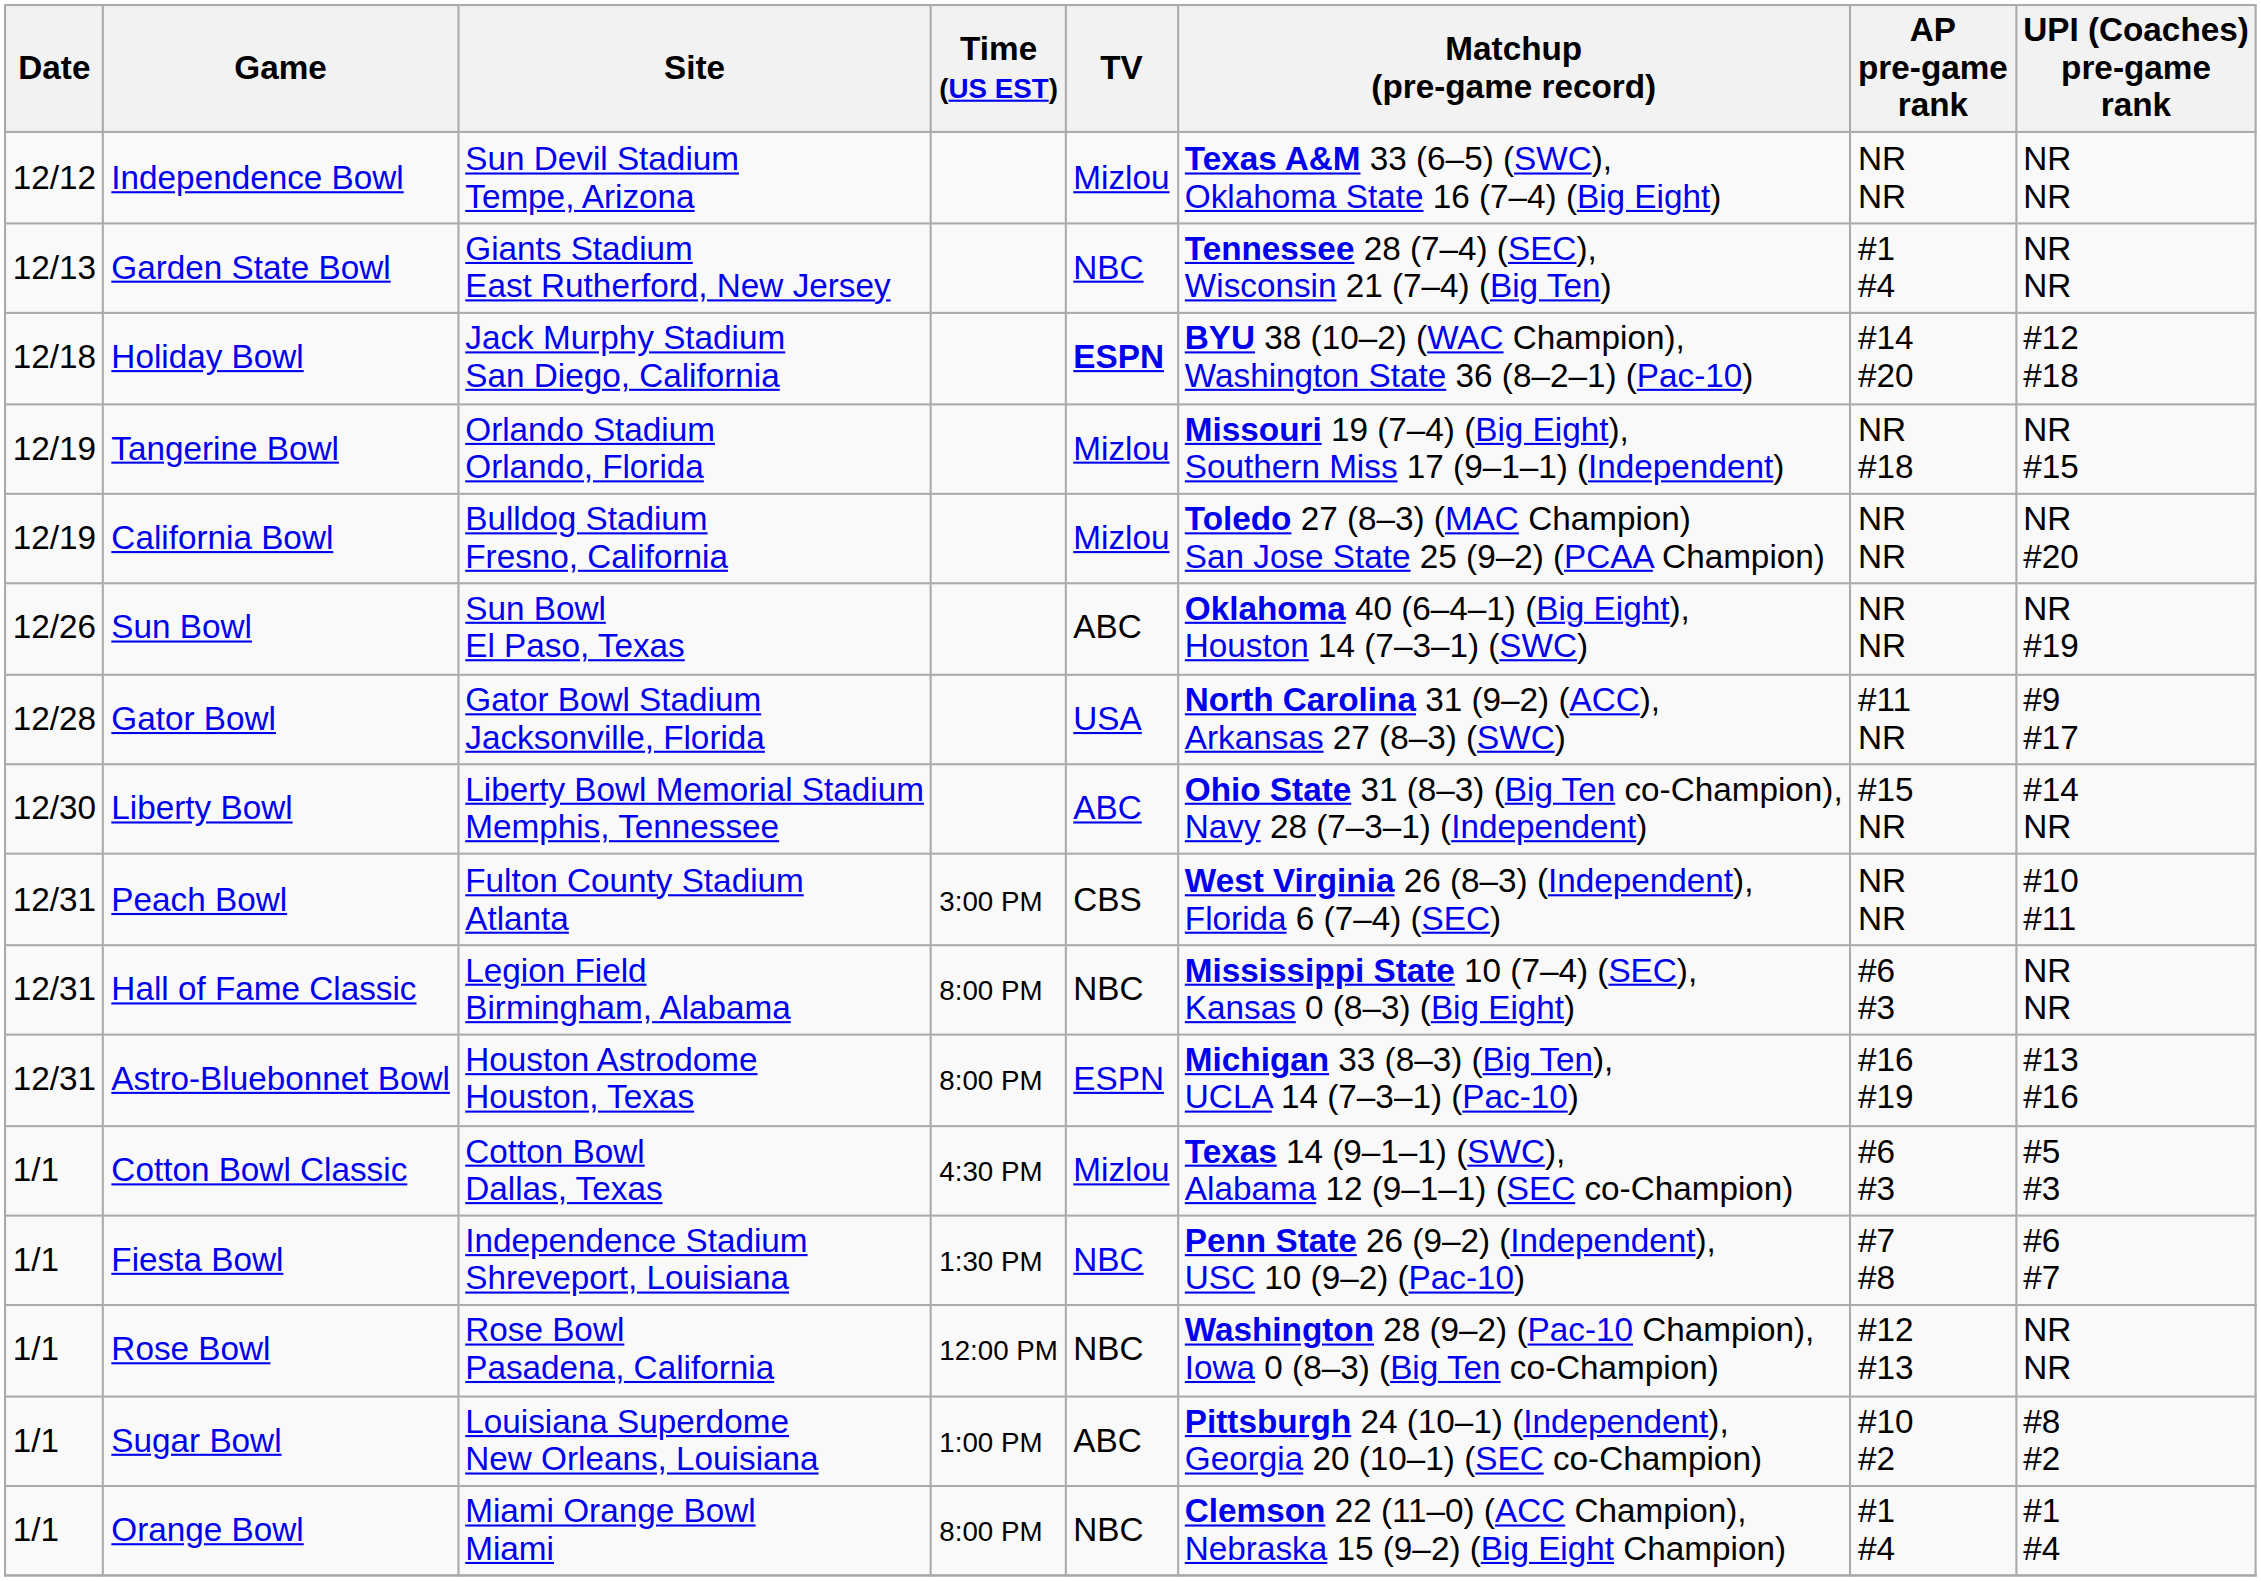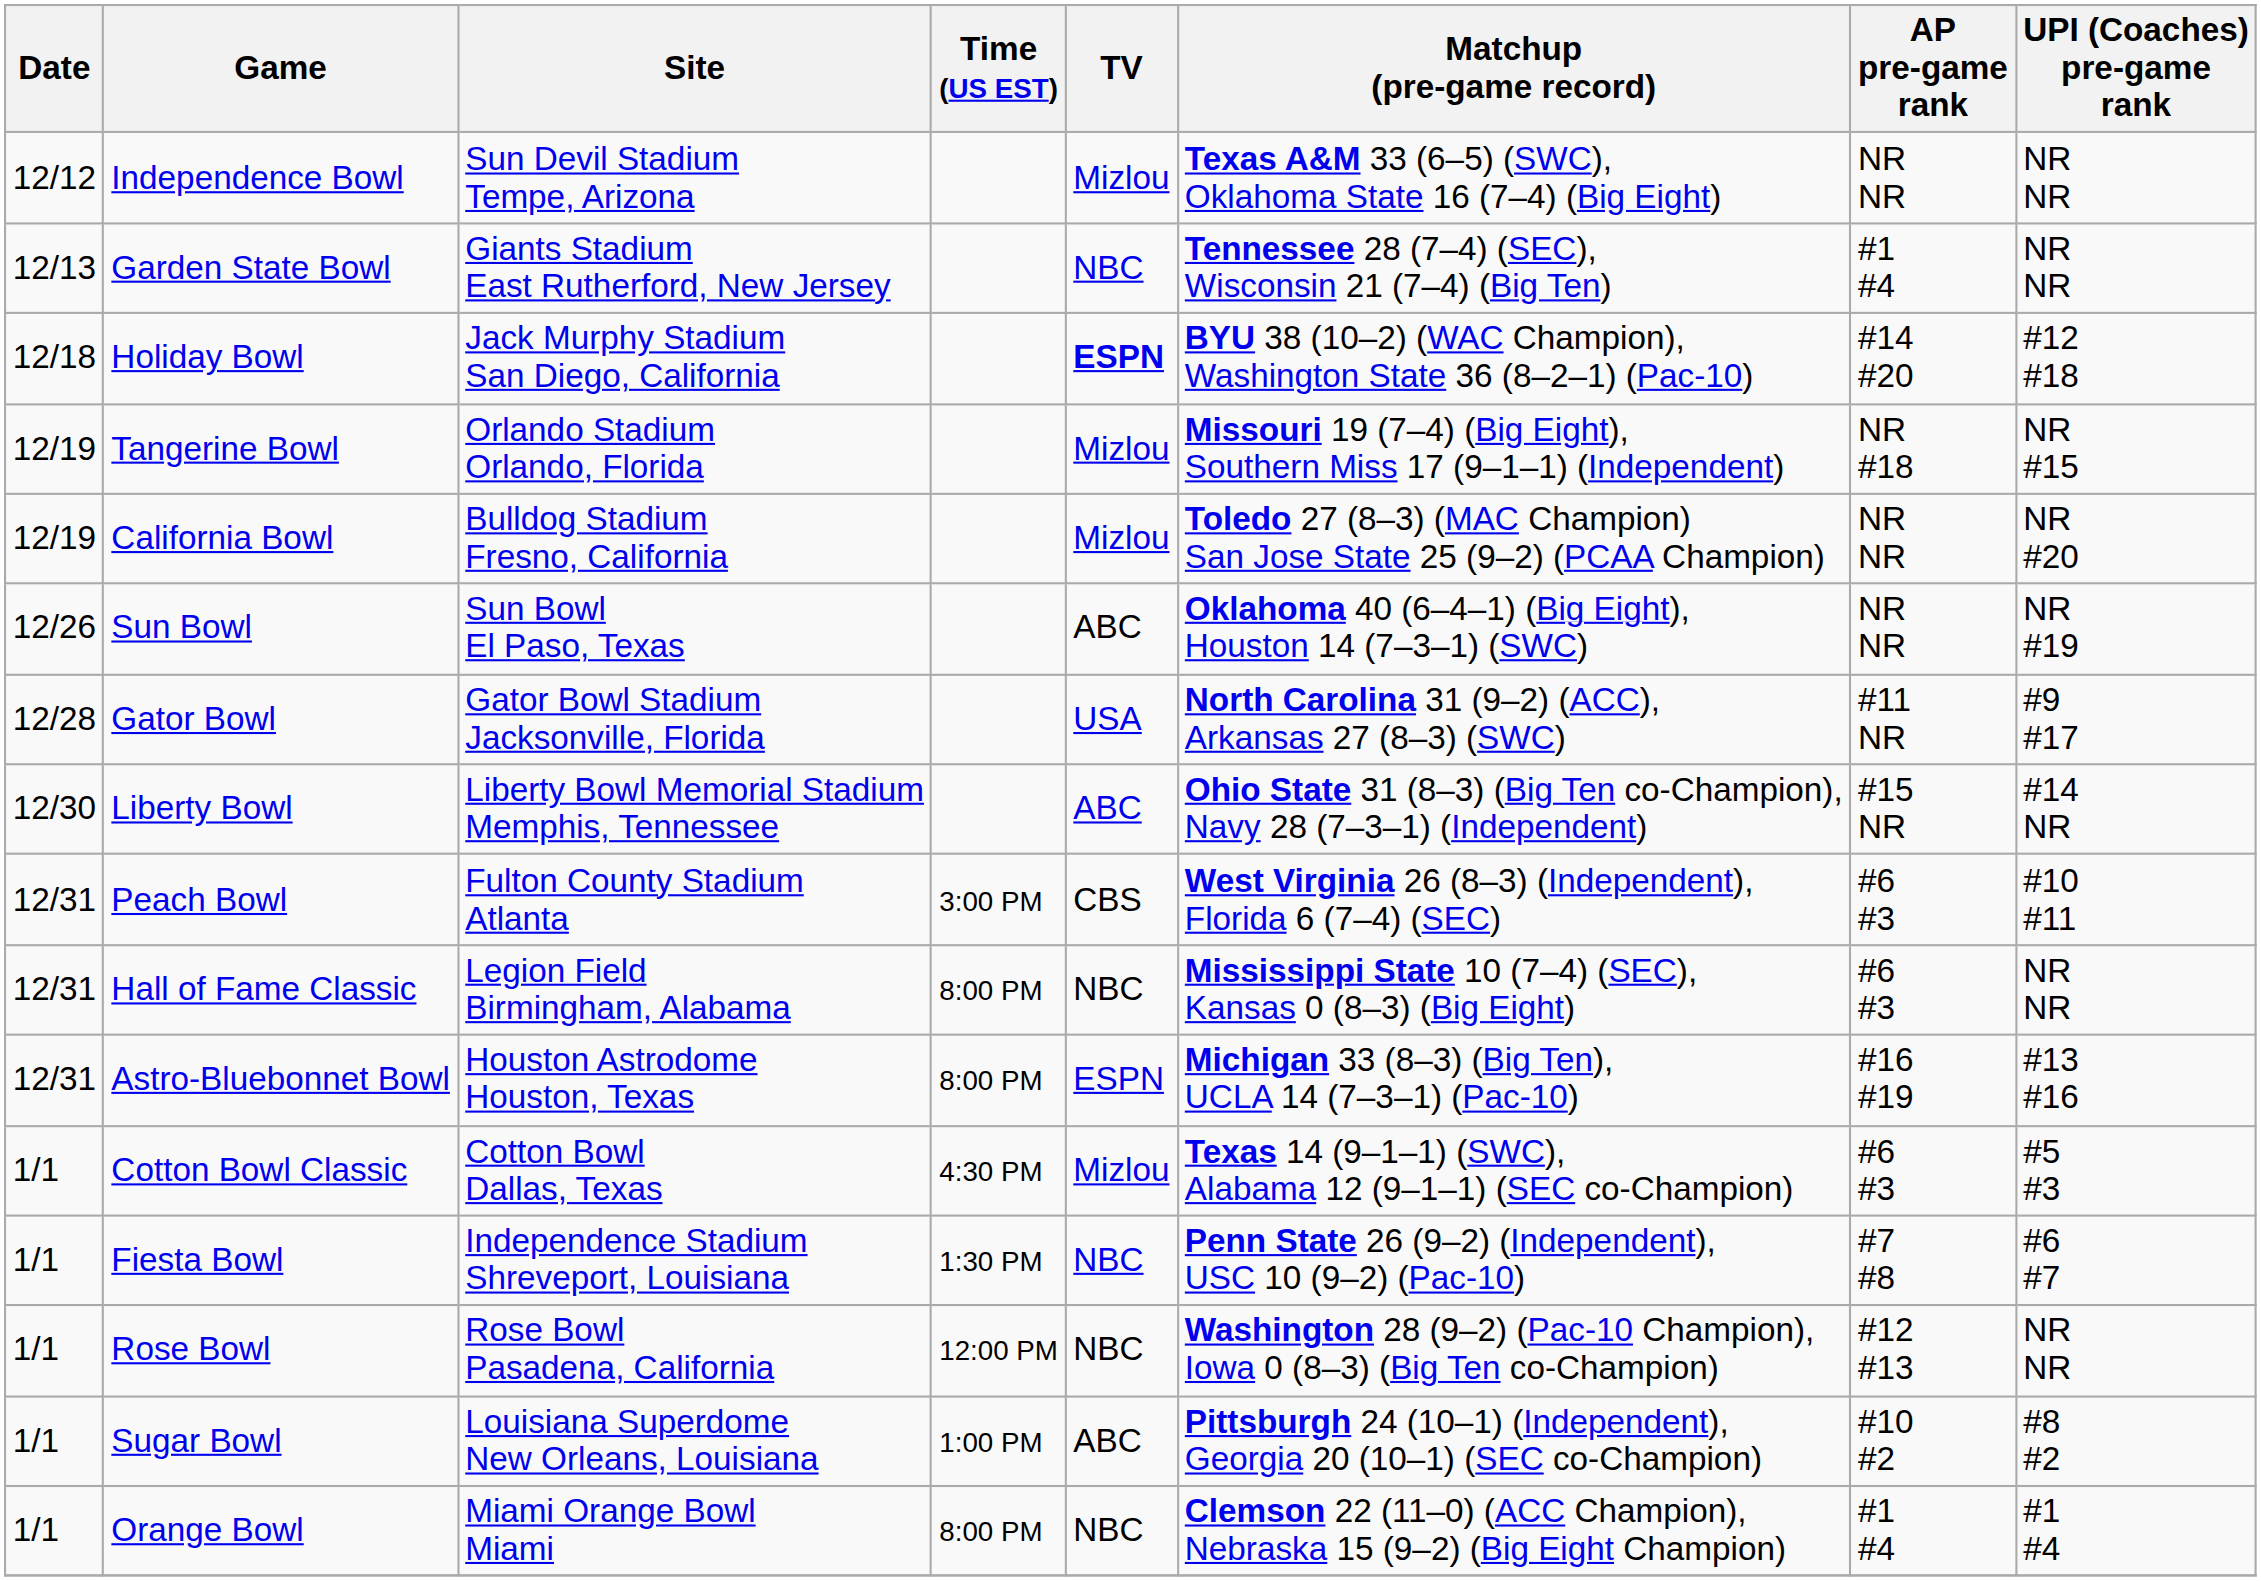(1882, 899) NR NR -> (1877, 899) #6 #3
